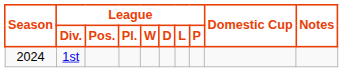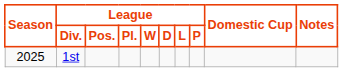(31, 56) 2024 -> (31, 56) 2025
